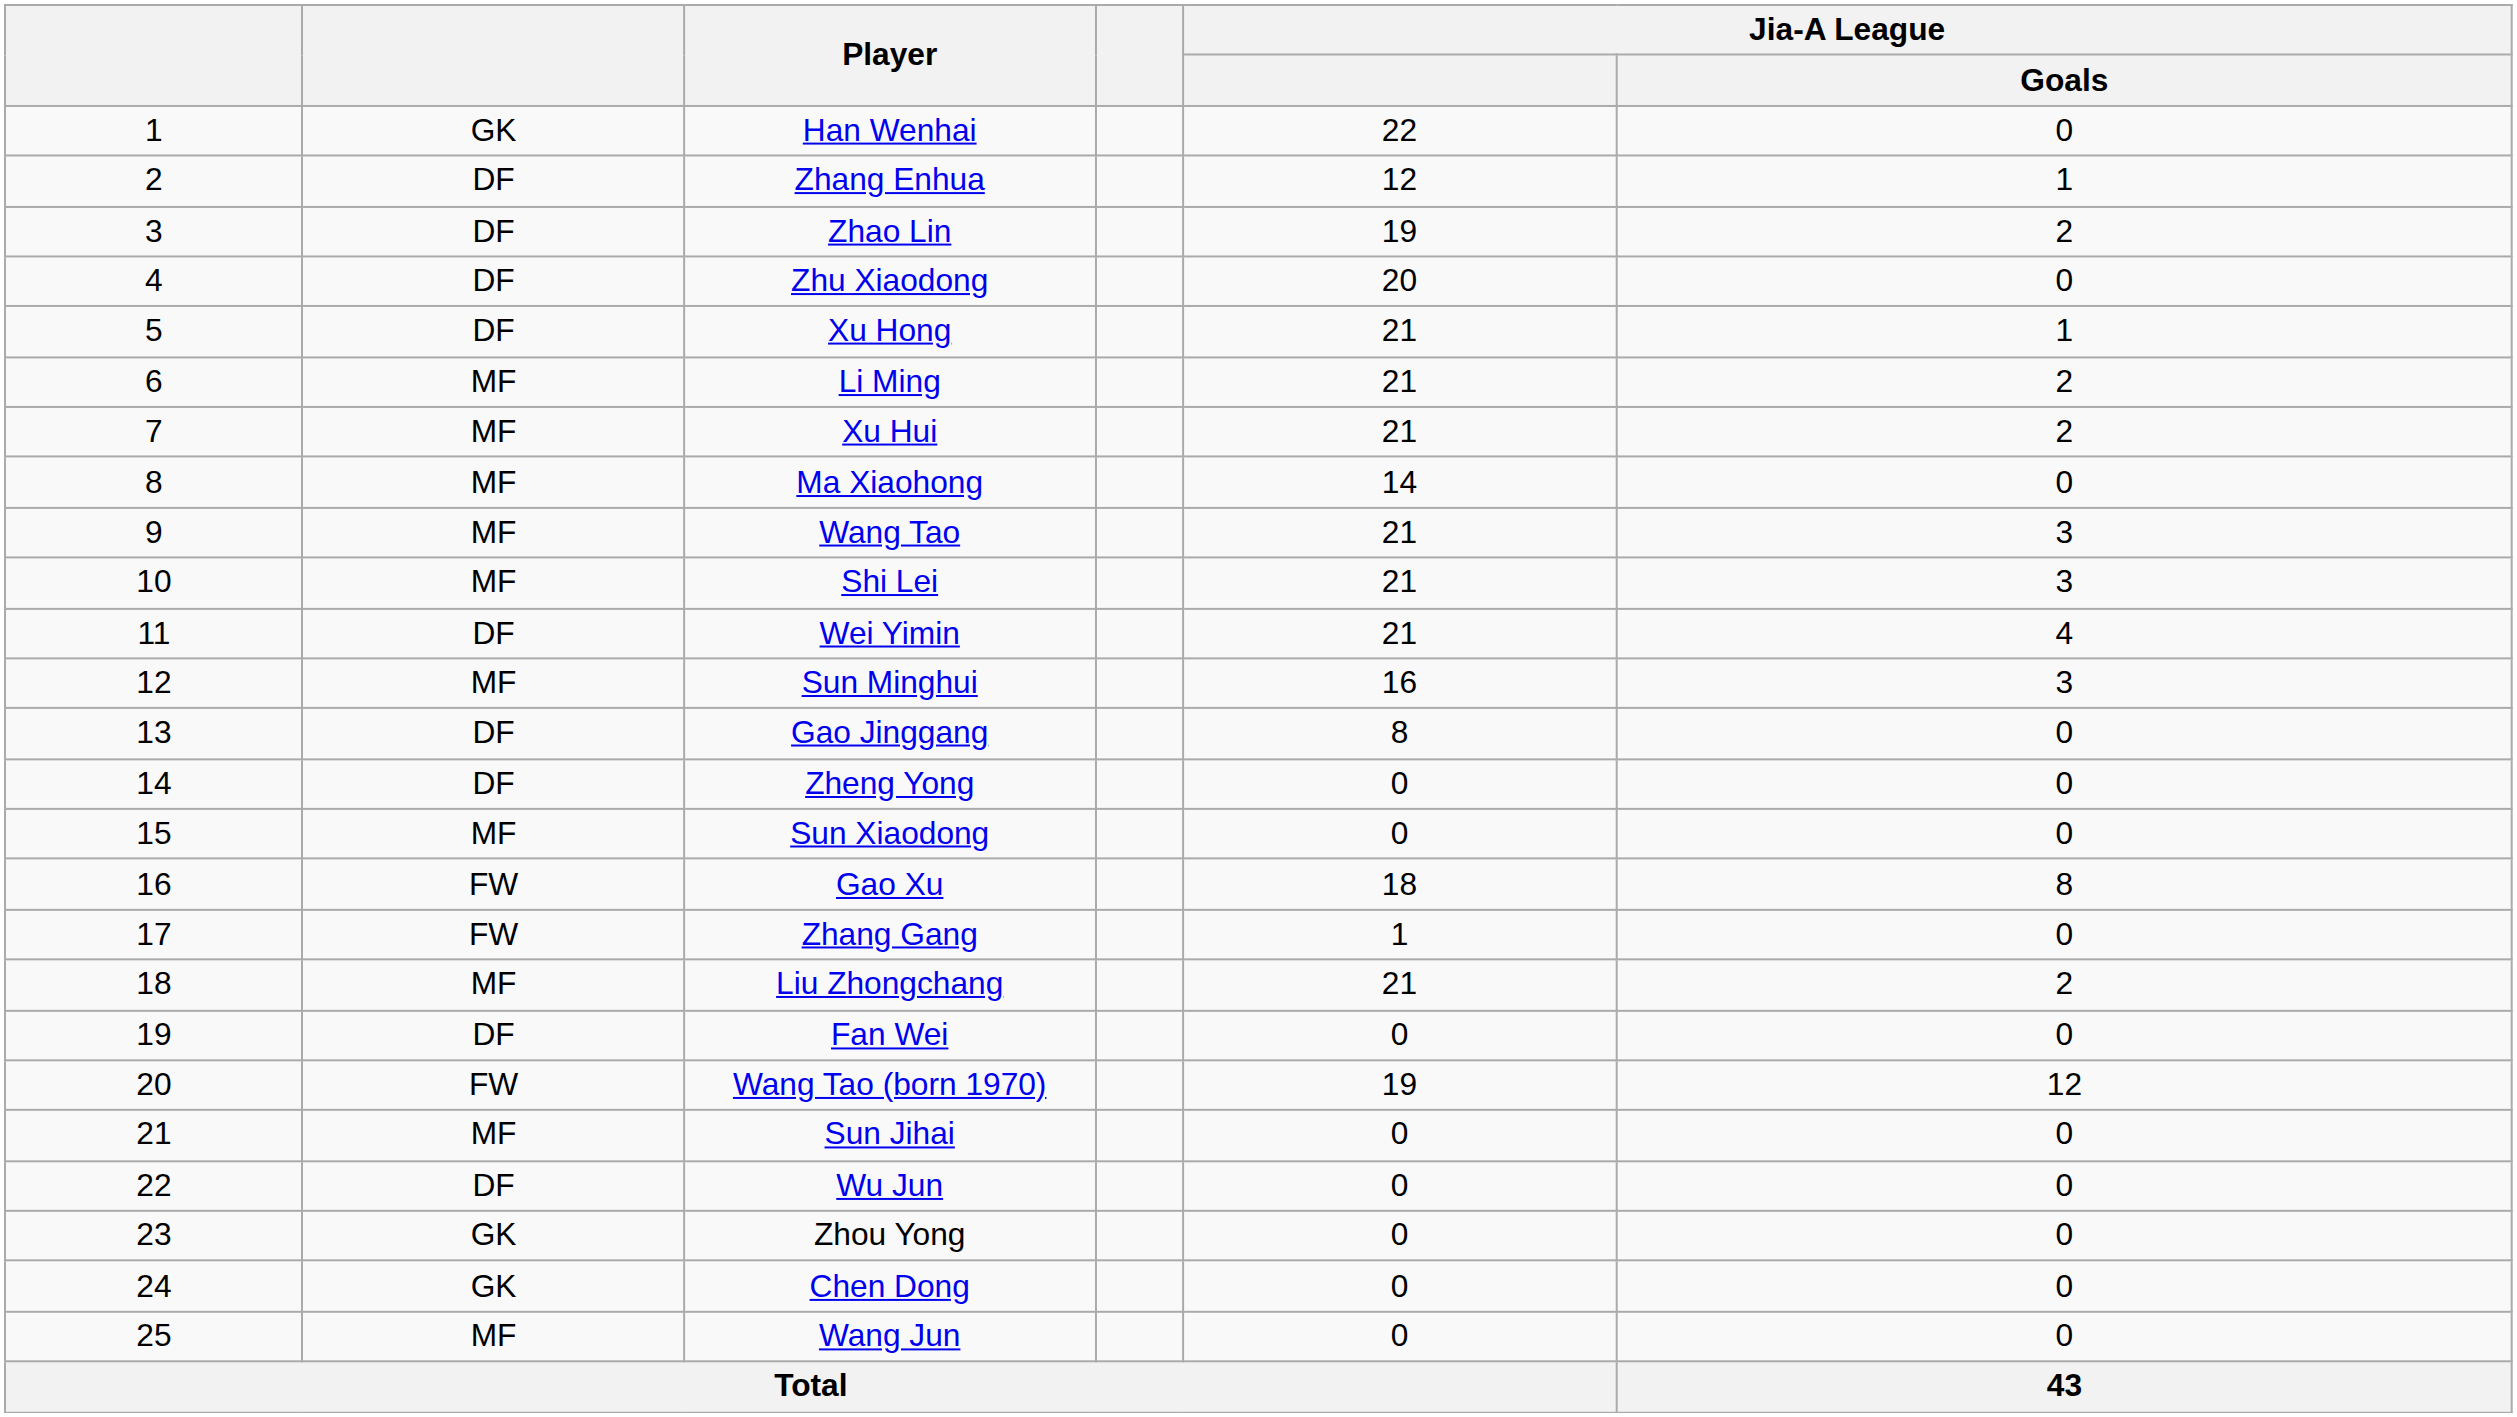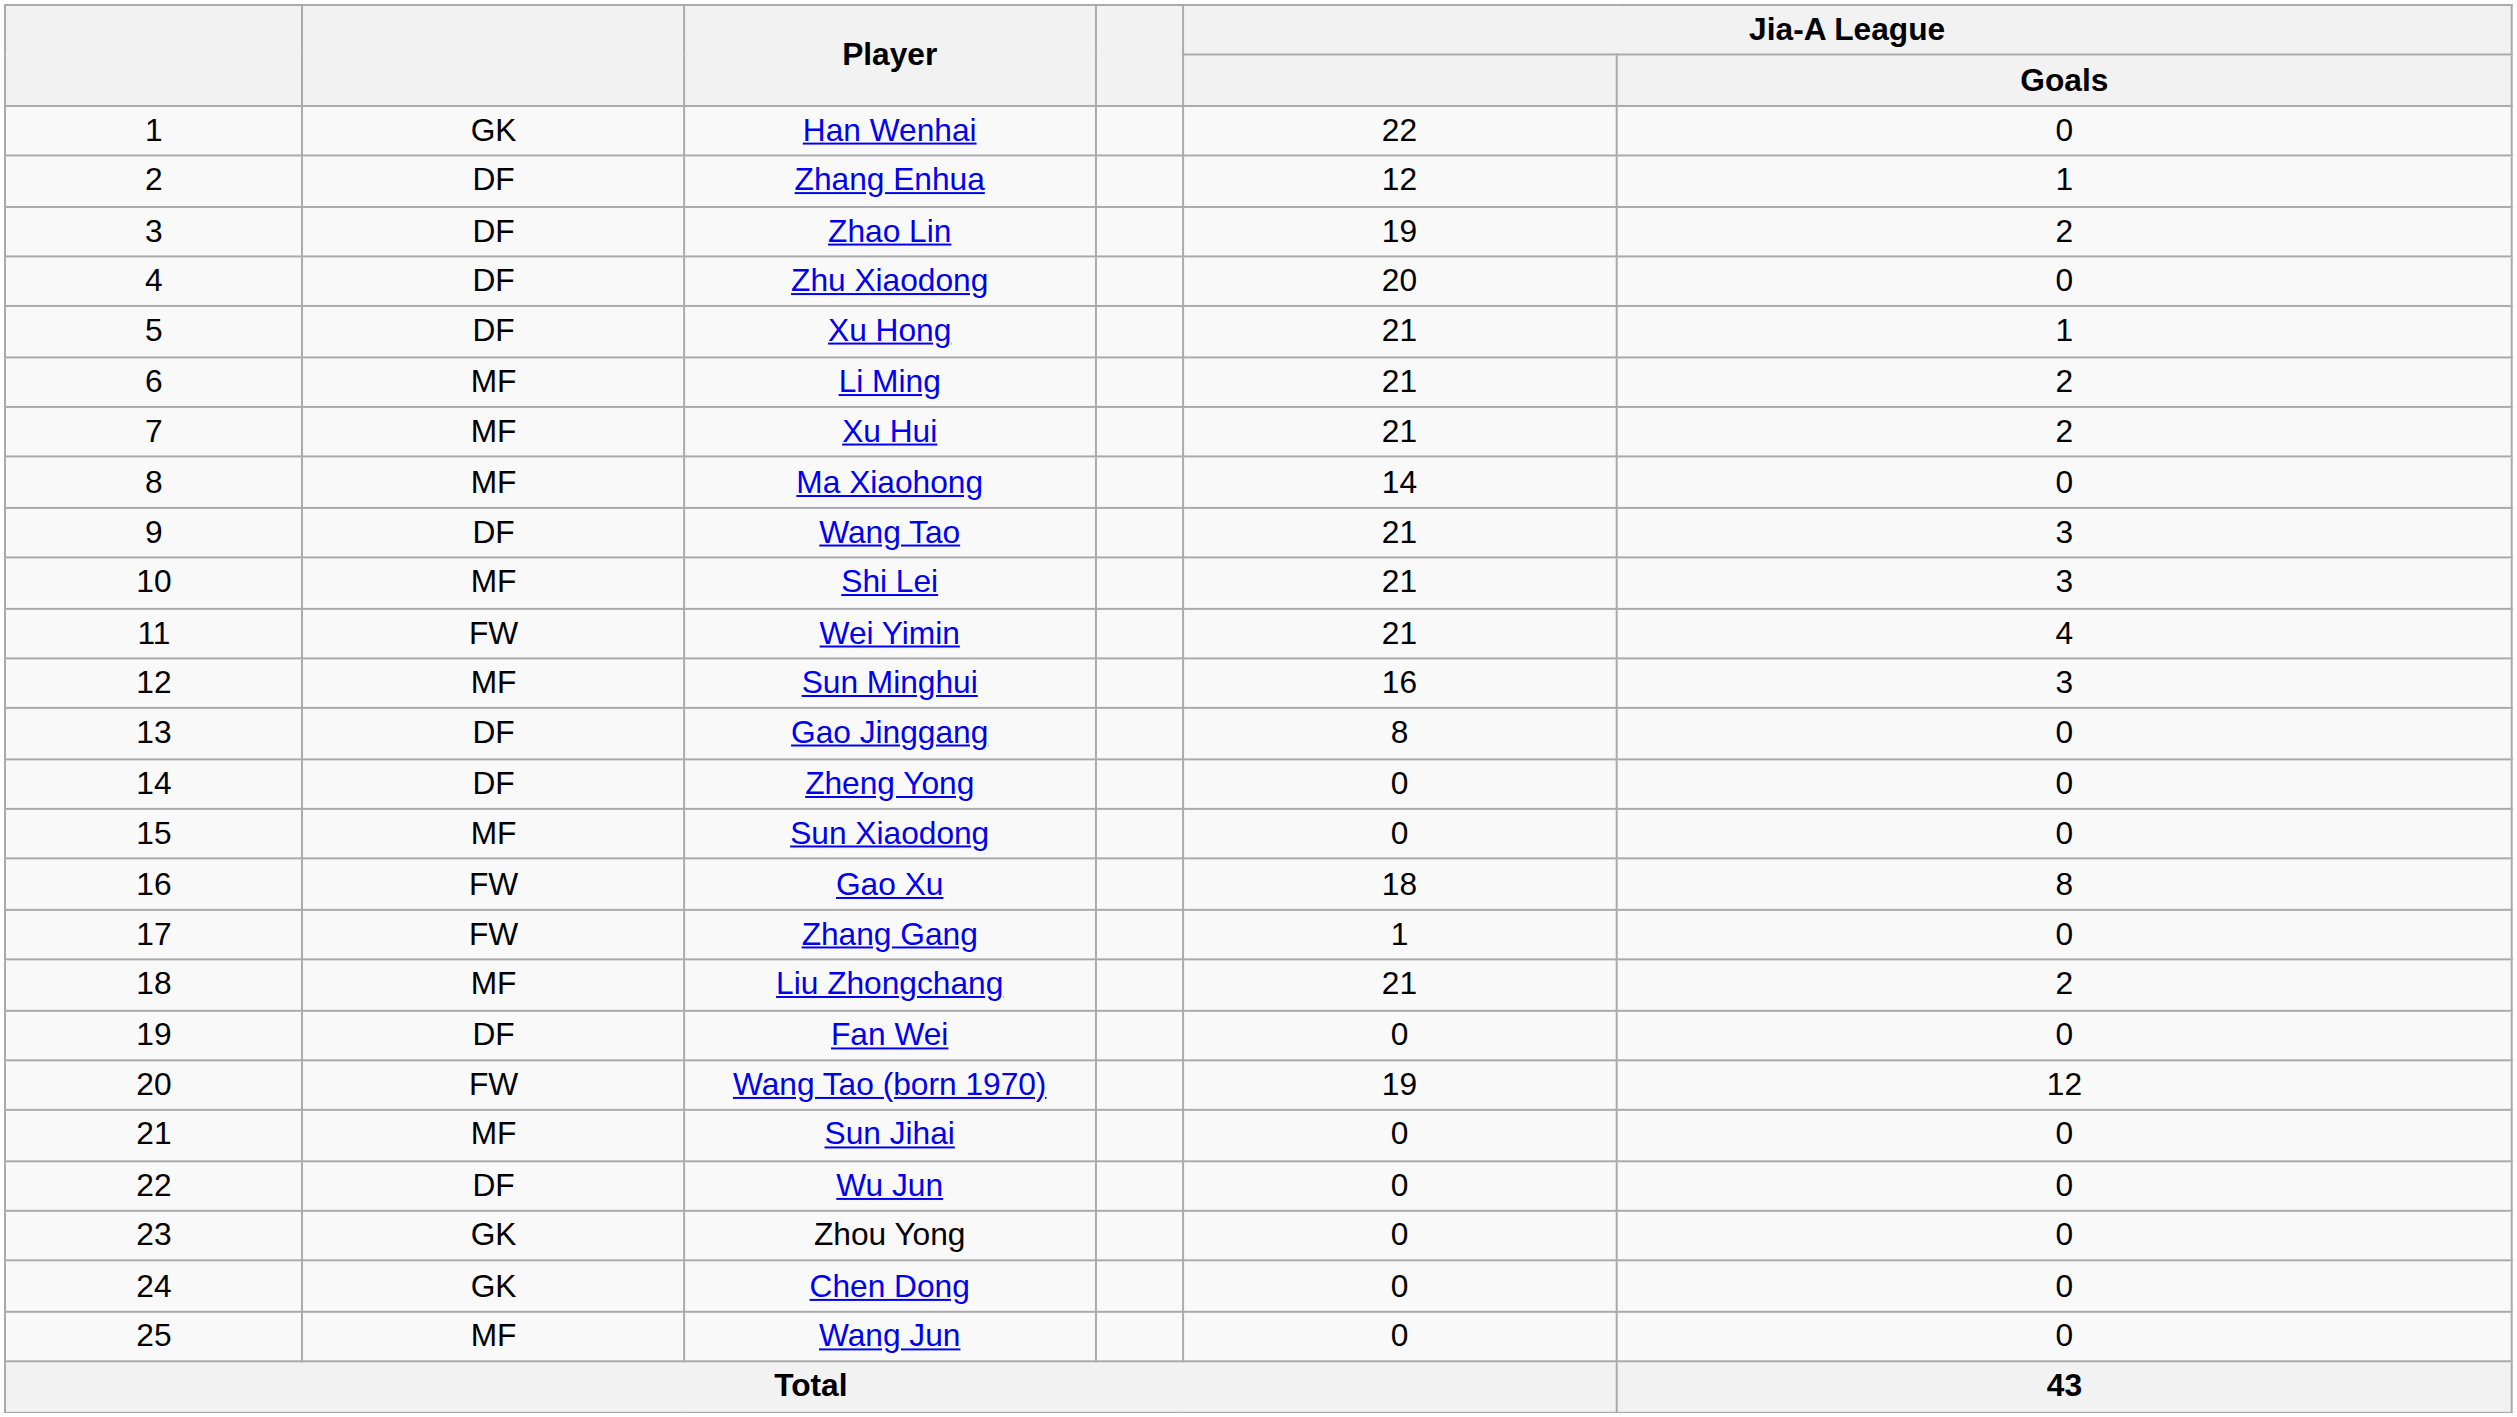(494, 532) MF -> (494, 532) DF
(494, 632) DF -> (494, 632) FW
